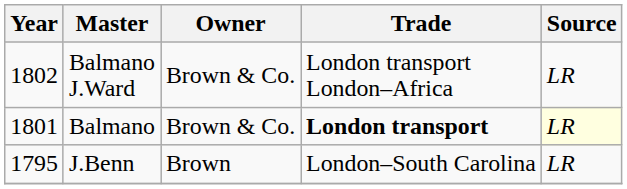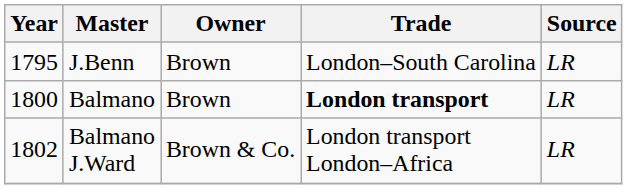rows swapped: (102, 163) <-> (112, 74)
(34, 125) 1801 -> (34, 99) 1800
(231, 125) Brown & Co. -> (198, 99) Brown
(561, 125) lightyellow background -> (561, 99) no background
